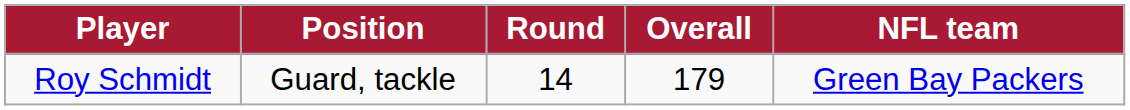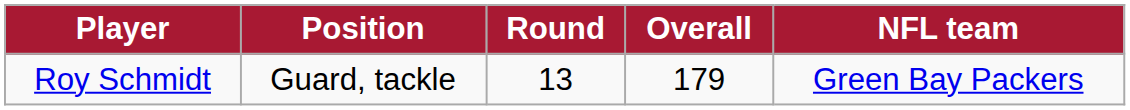(556, 78) 14 -> (556, 78) 13
